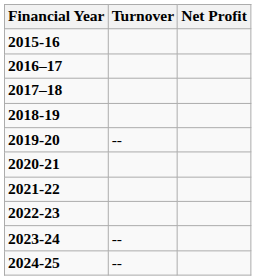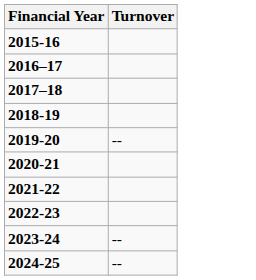- column: (214, 16)
